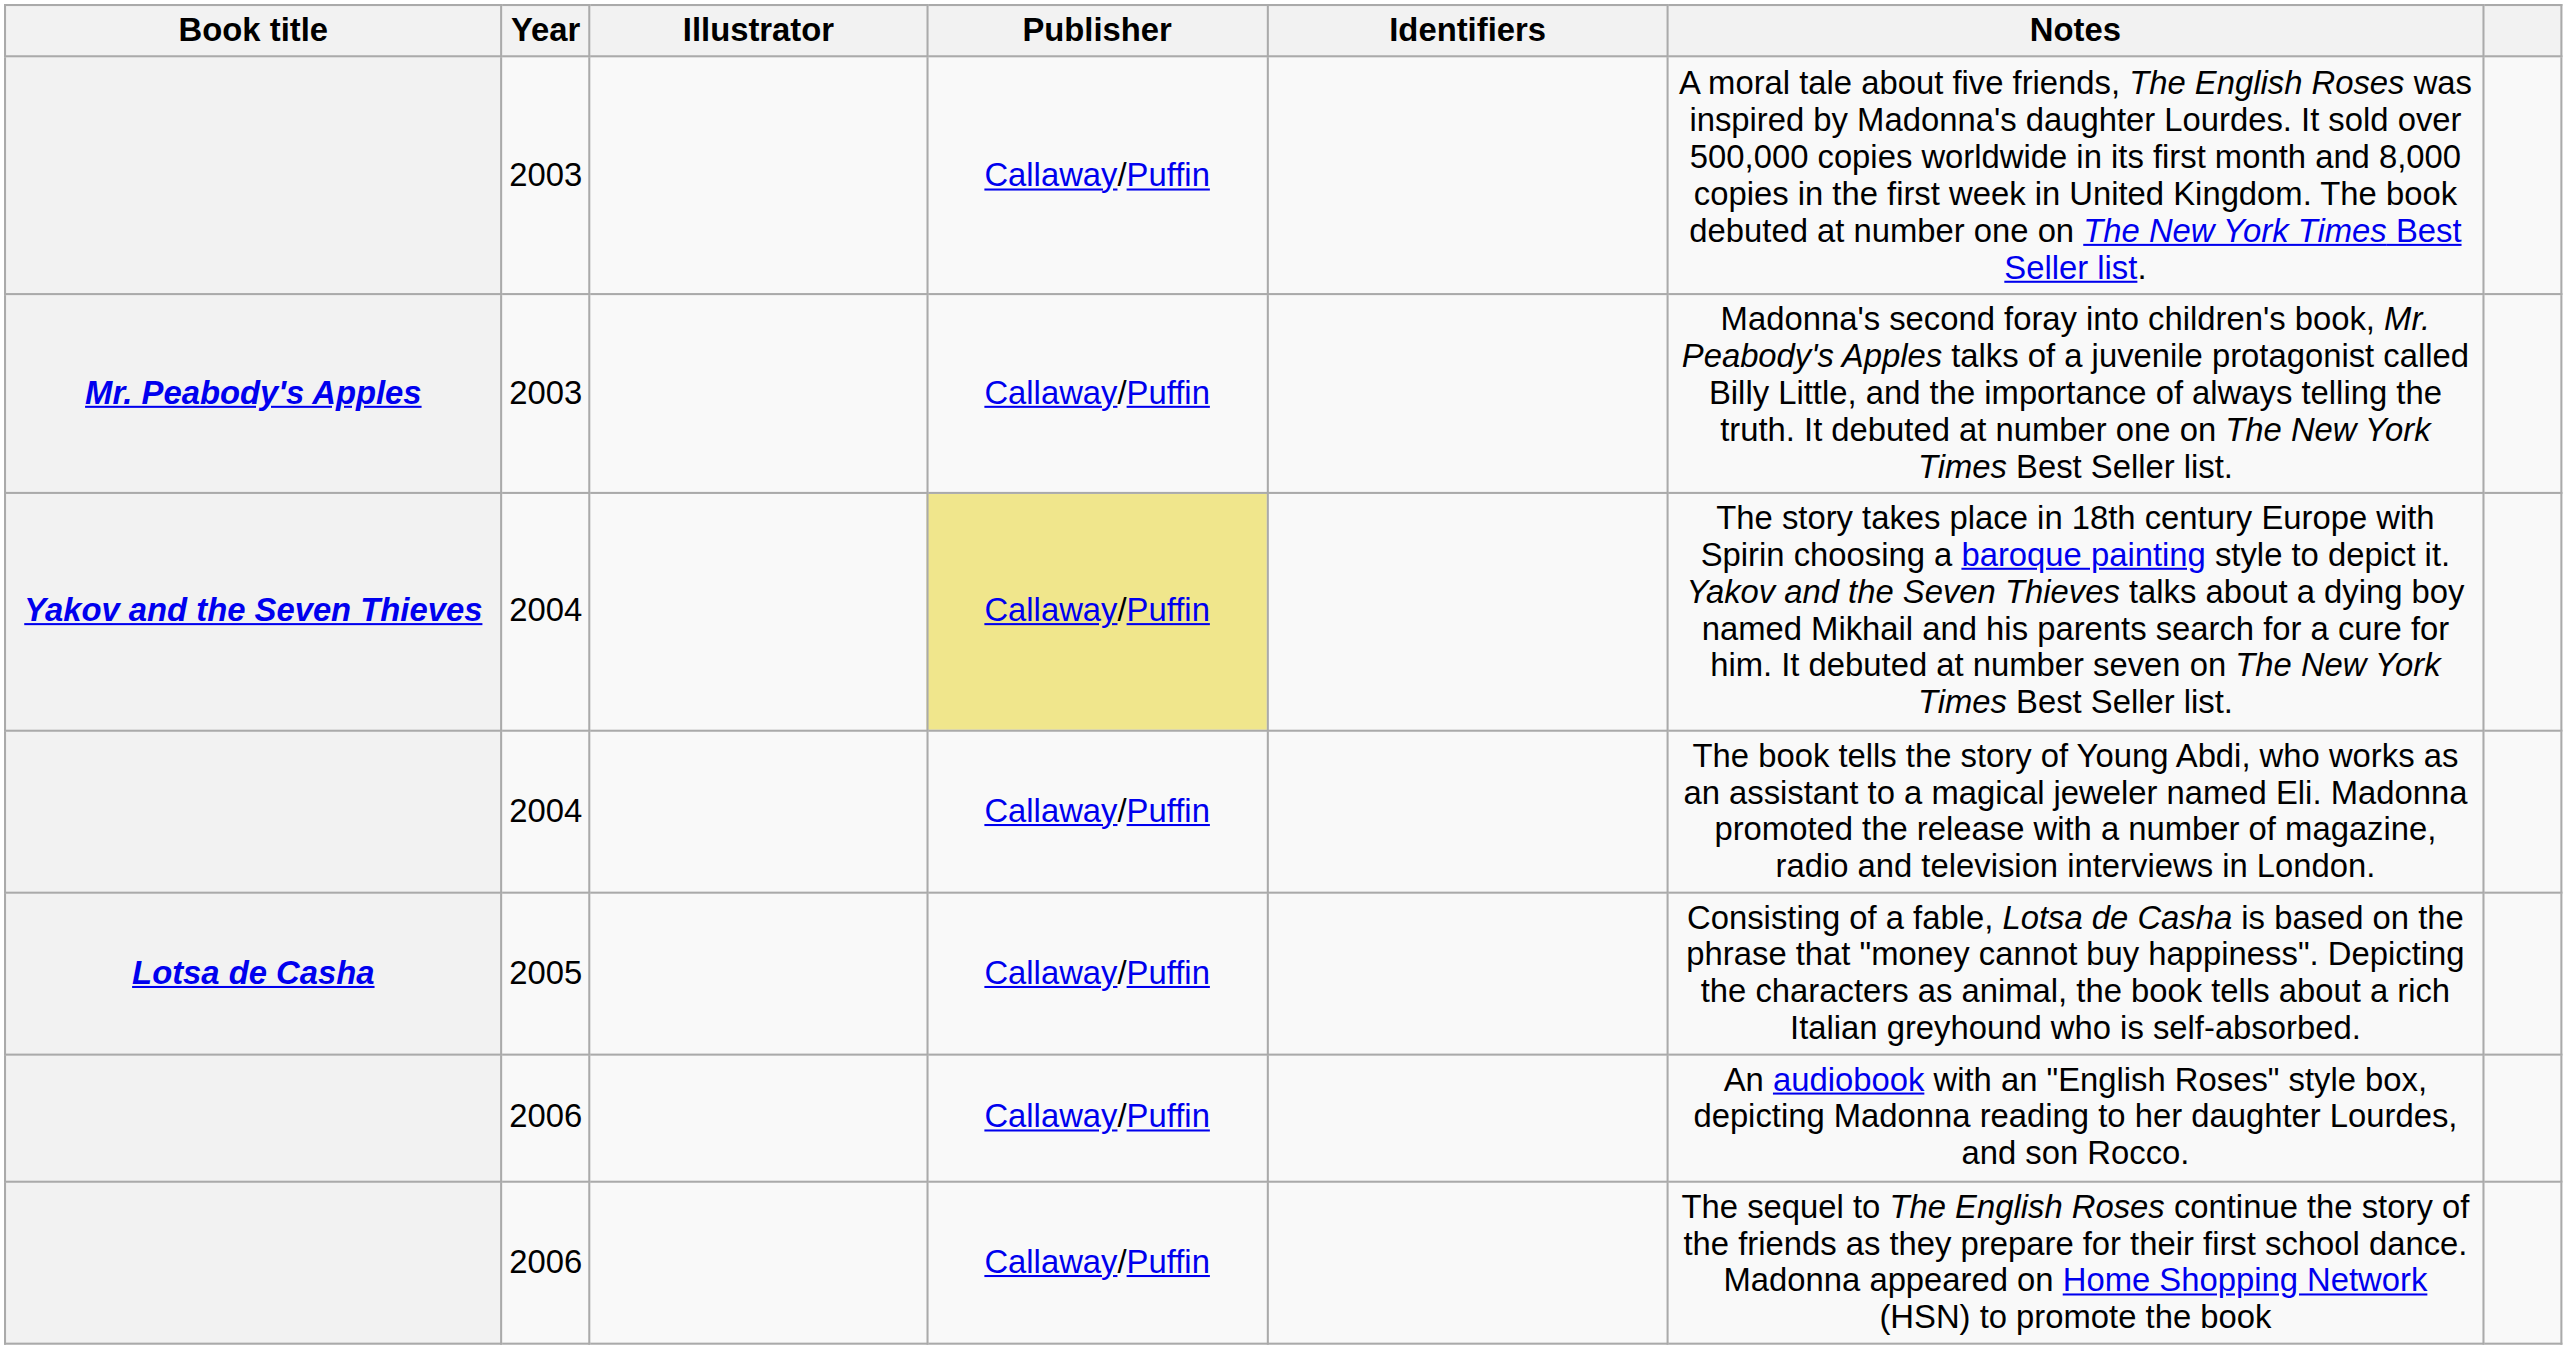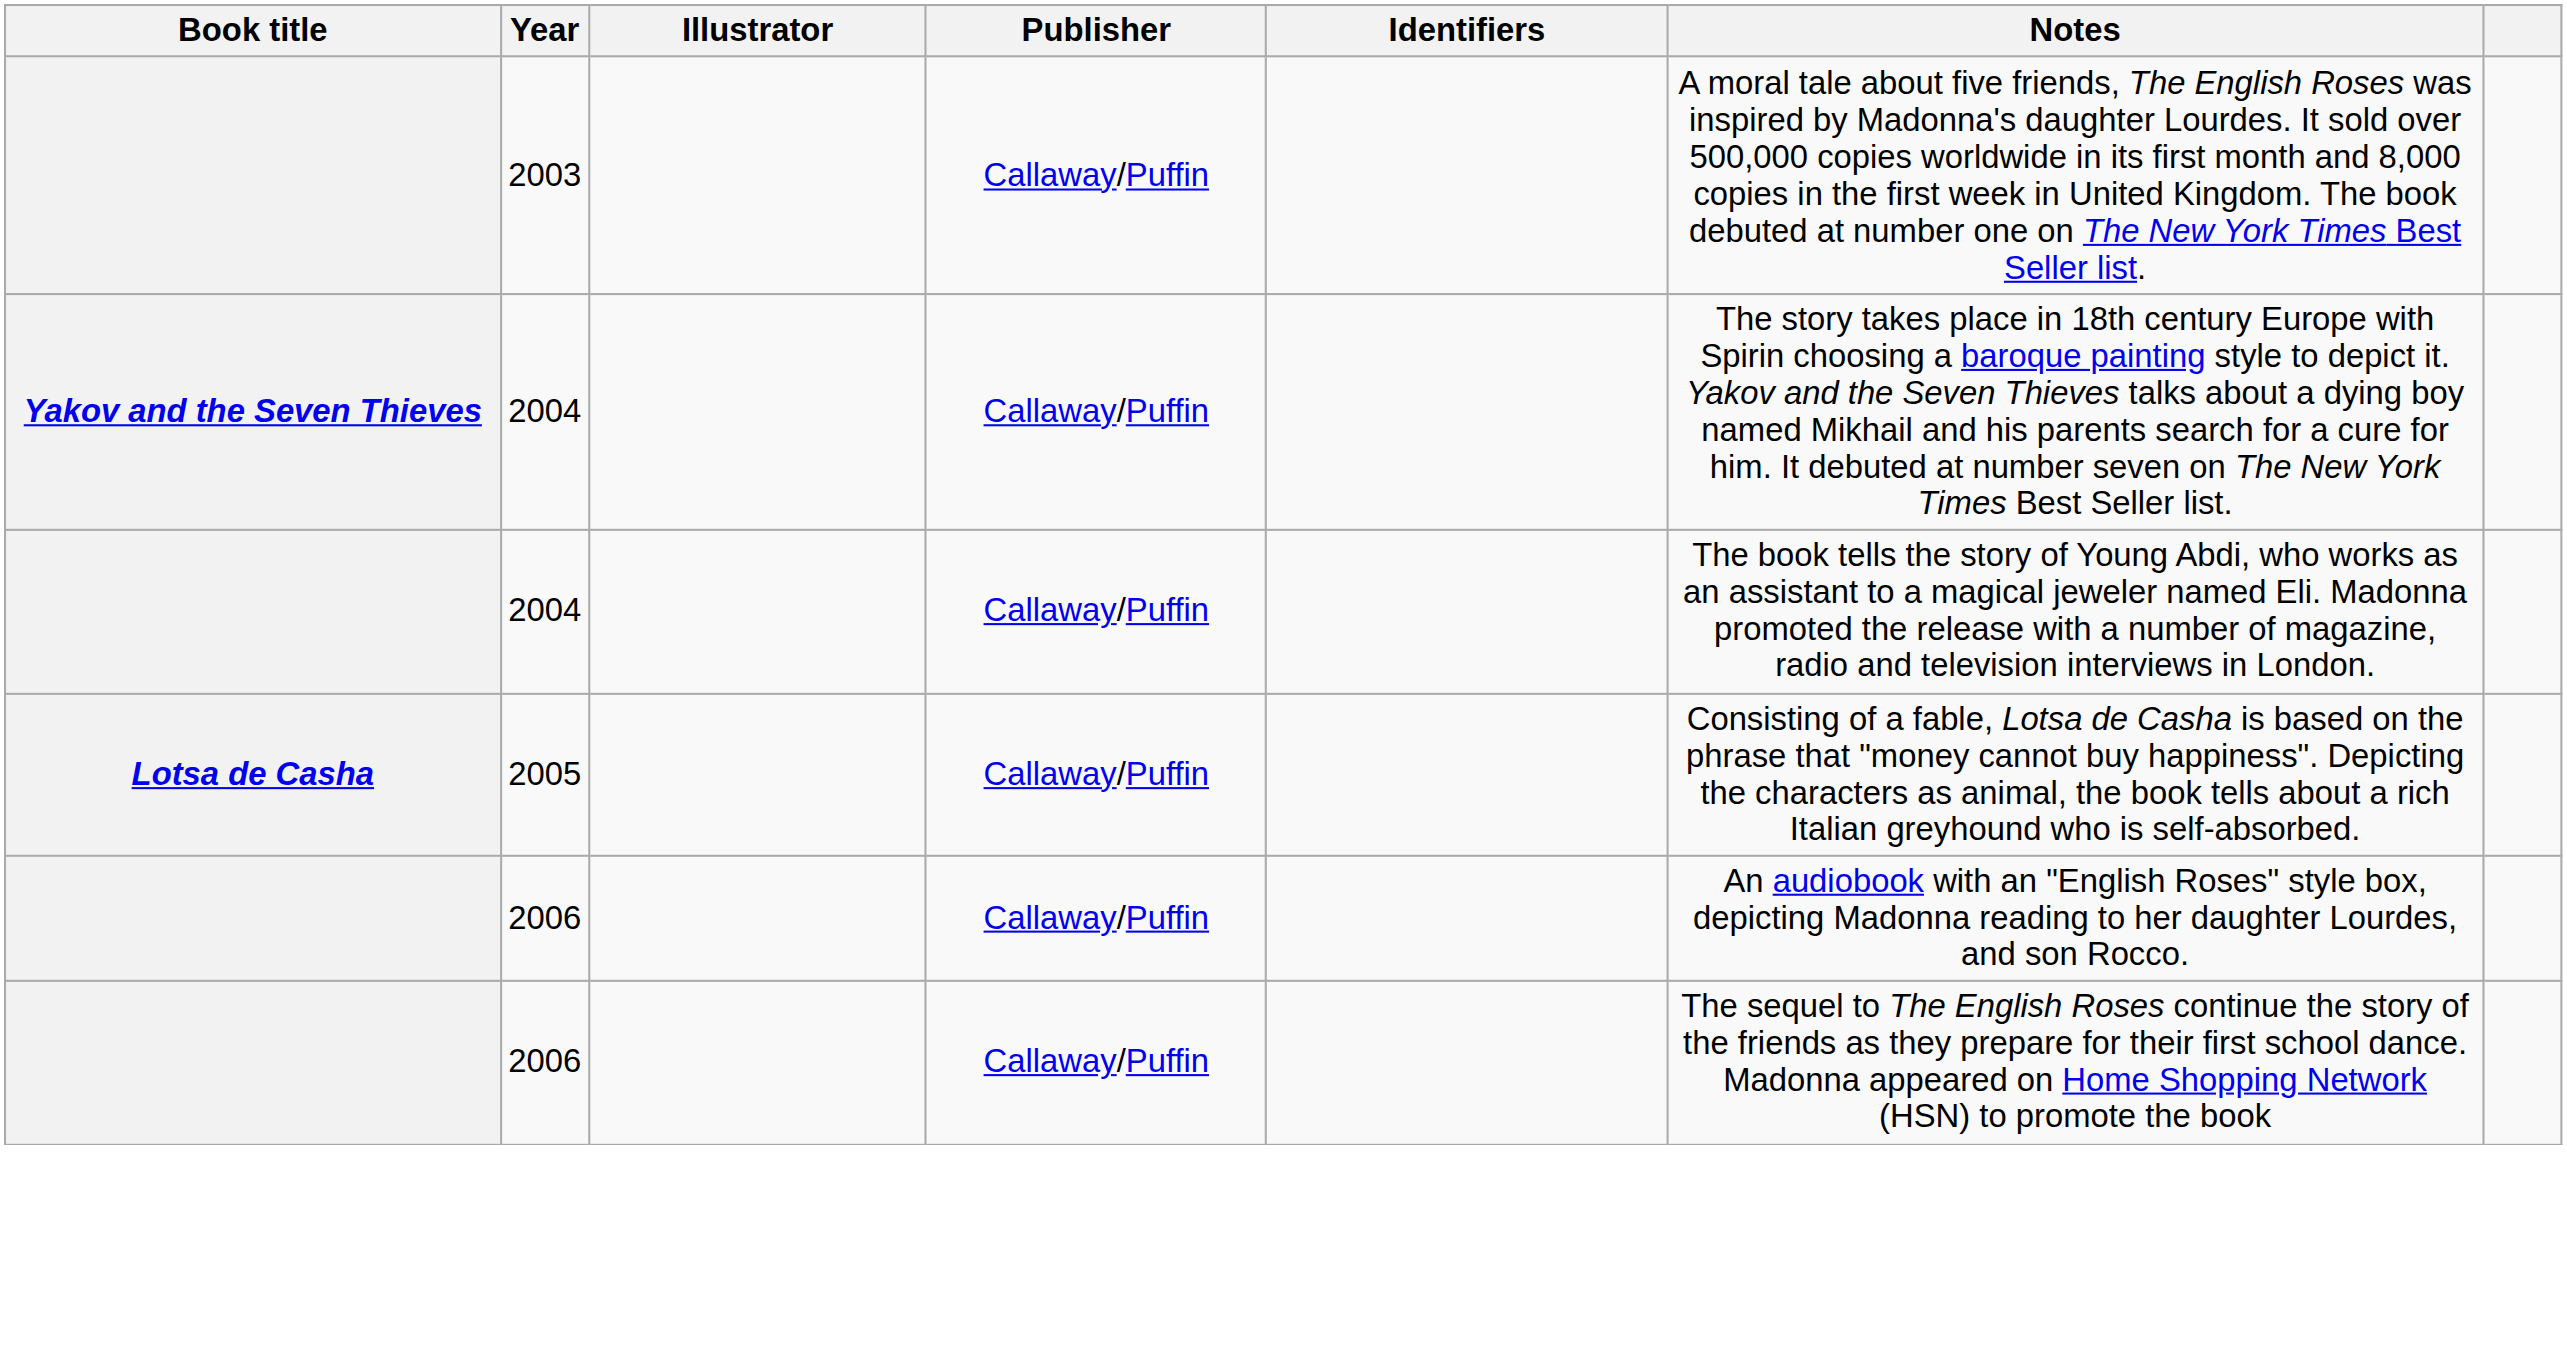- row: (253, 392)
(1097, 610) khaki background -> (1096, 411) no background
